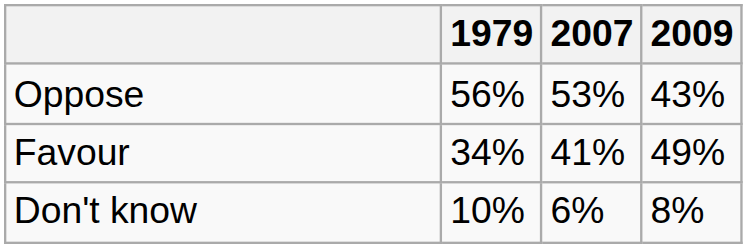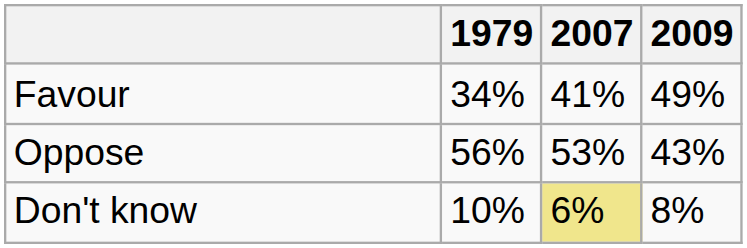rows swapped: (72, 152) <-> (79, 93)
(577, 211) no background -> (577, 211) khaki background
